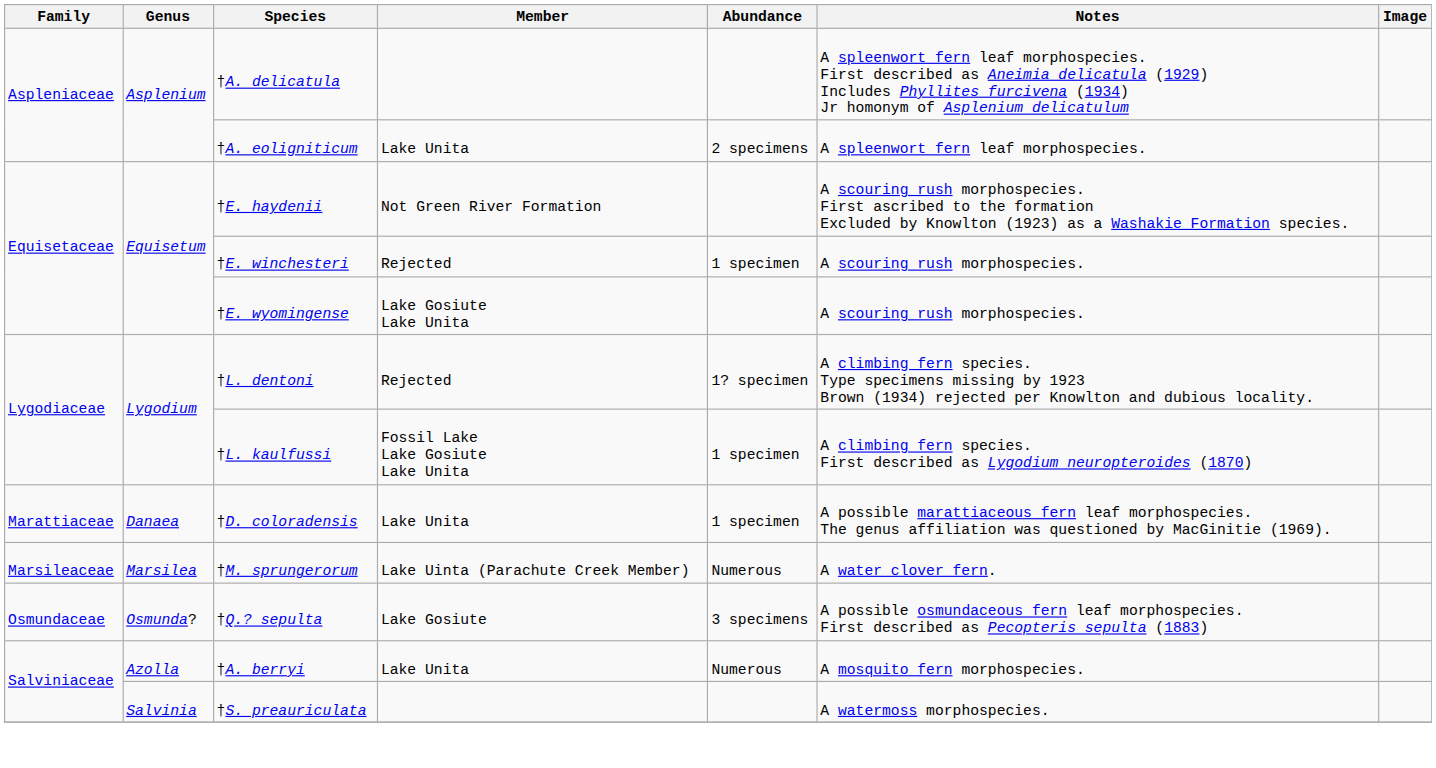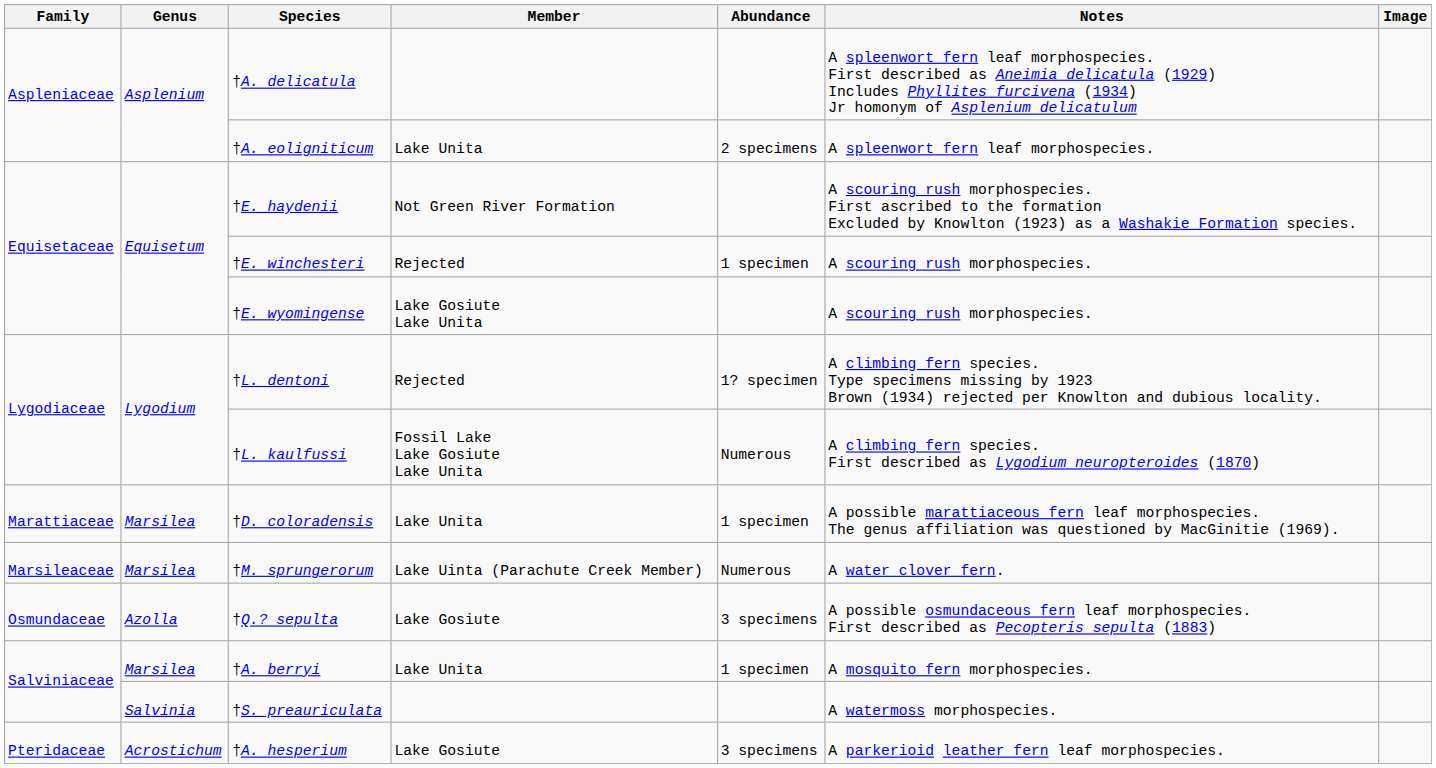(755, 455) 1 specimen -> (756, 455) Numerous
(153, 522) Danaea -> (160, 522) Marsilea
(161, 620) Osmunda? -> (151, 620) Azolla
(153, 670) Azolla -> (160, 670) Marsilea
(747, 670) Numerous -> (765, 670) 1 specimen
+ row: (290, 752)
